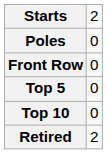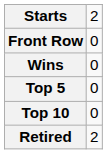- row: (46, 40)
+ row: (46, 64)
